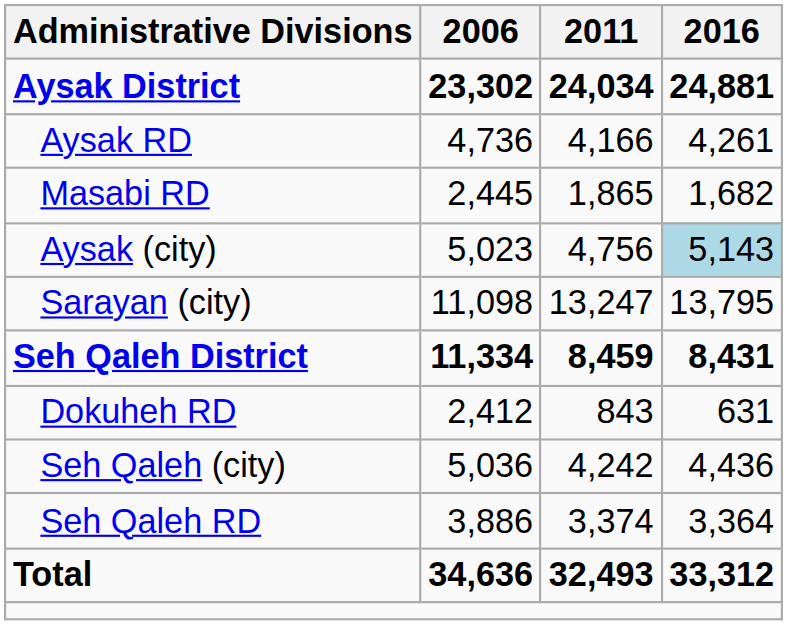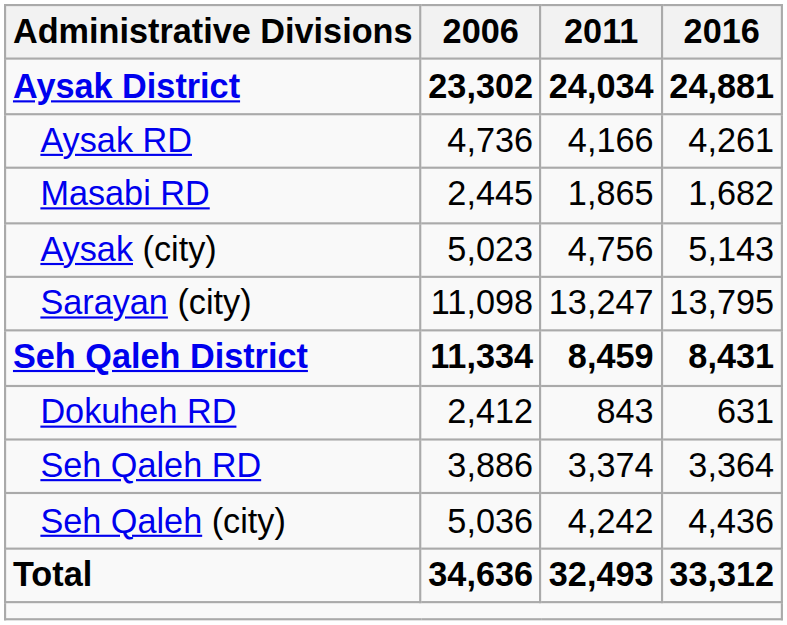(731, 248) lightblue background -> (731, 248) no background
rows swapped: (151, 520) <-> (163, 466)
